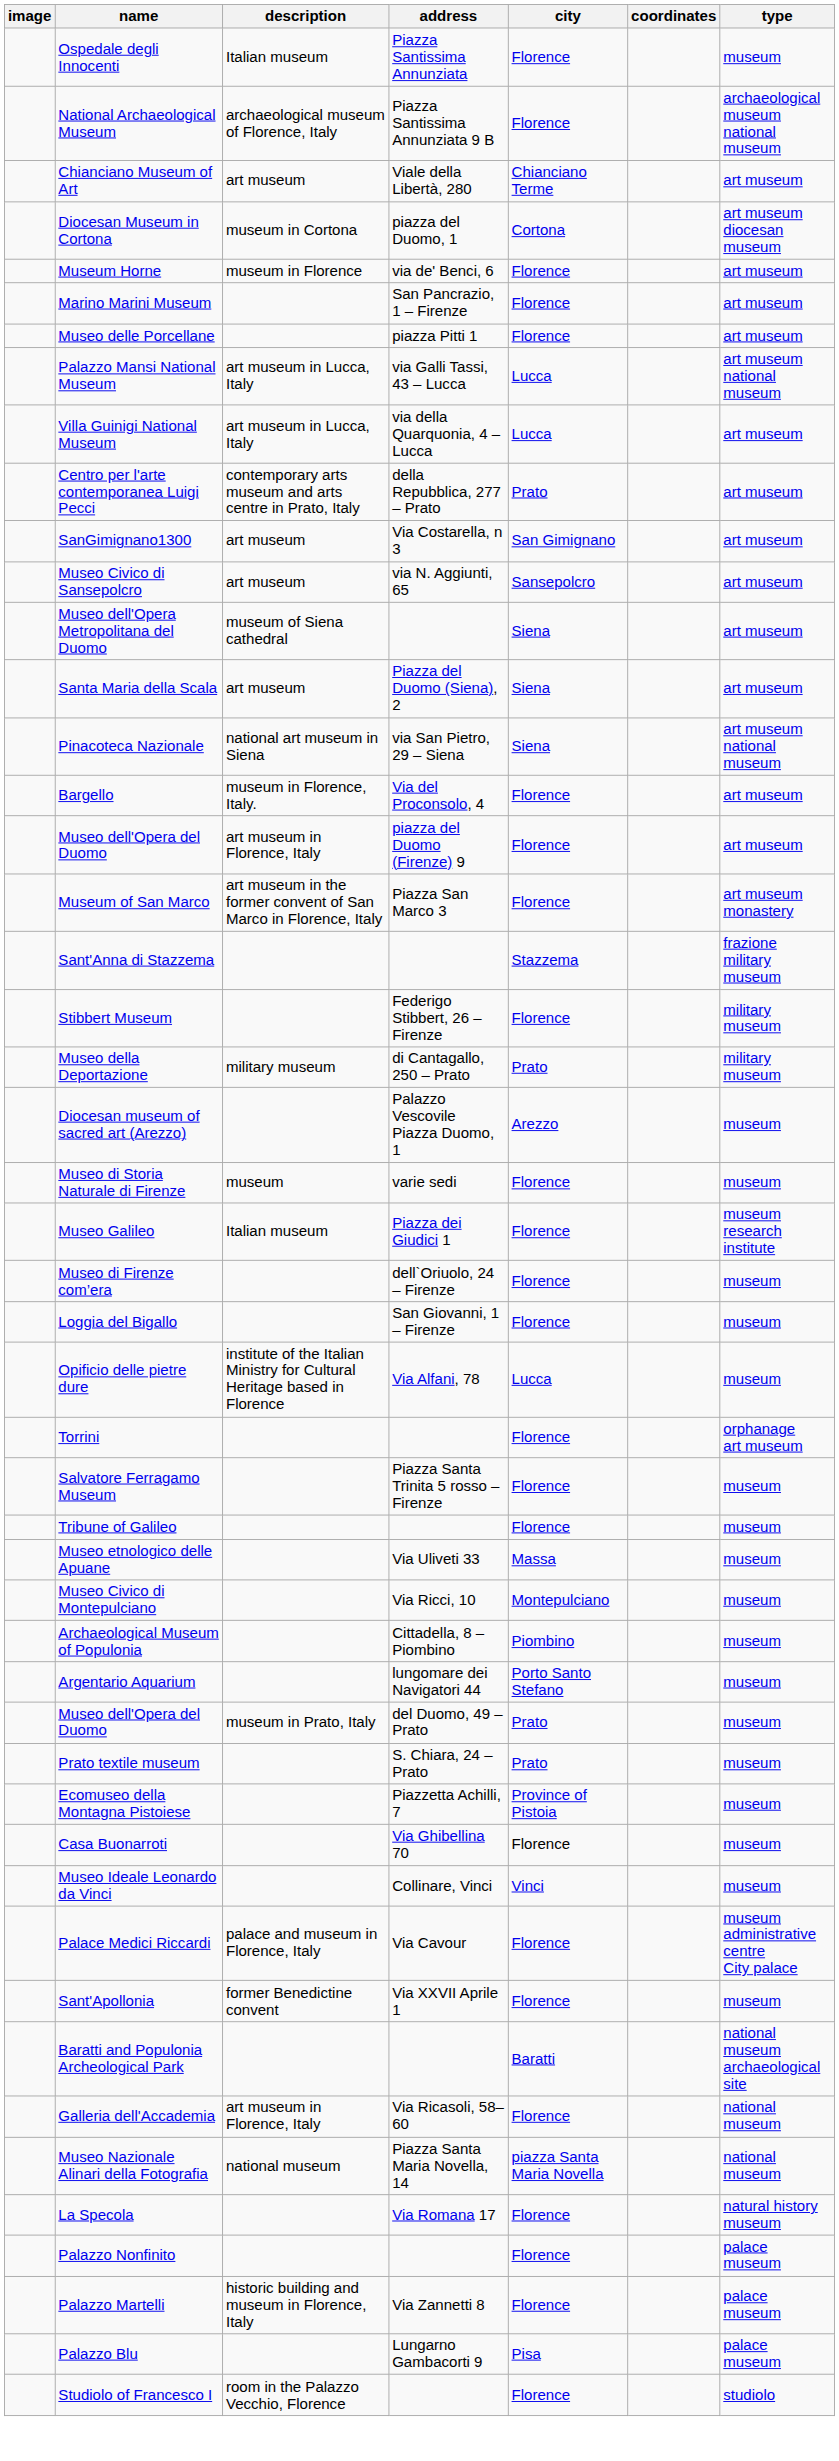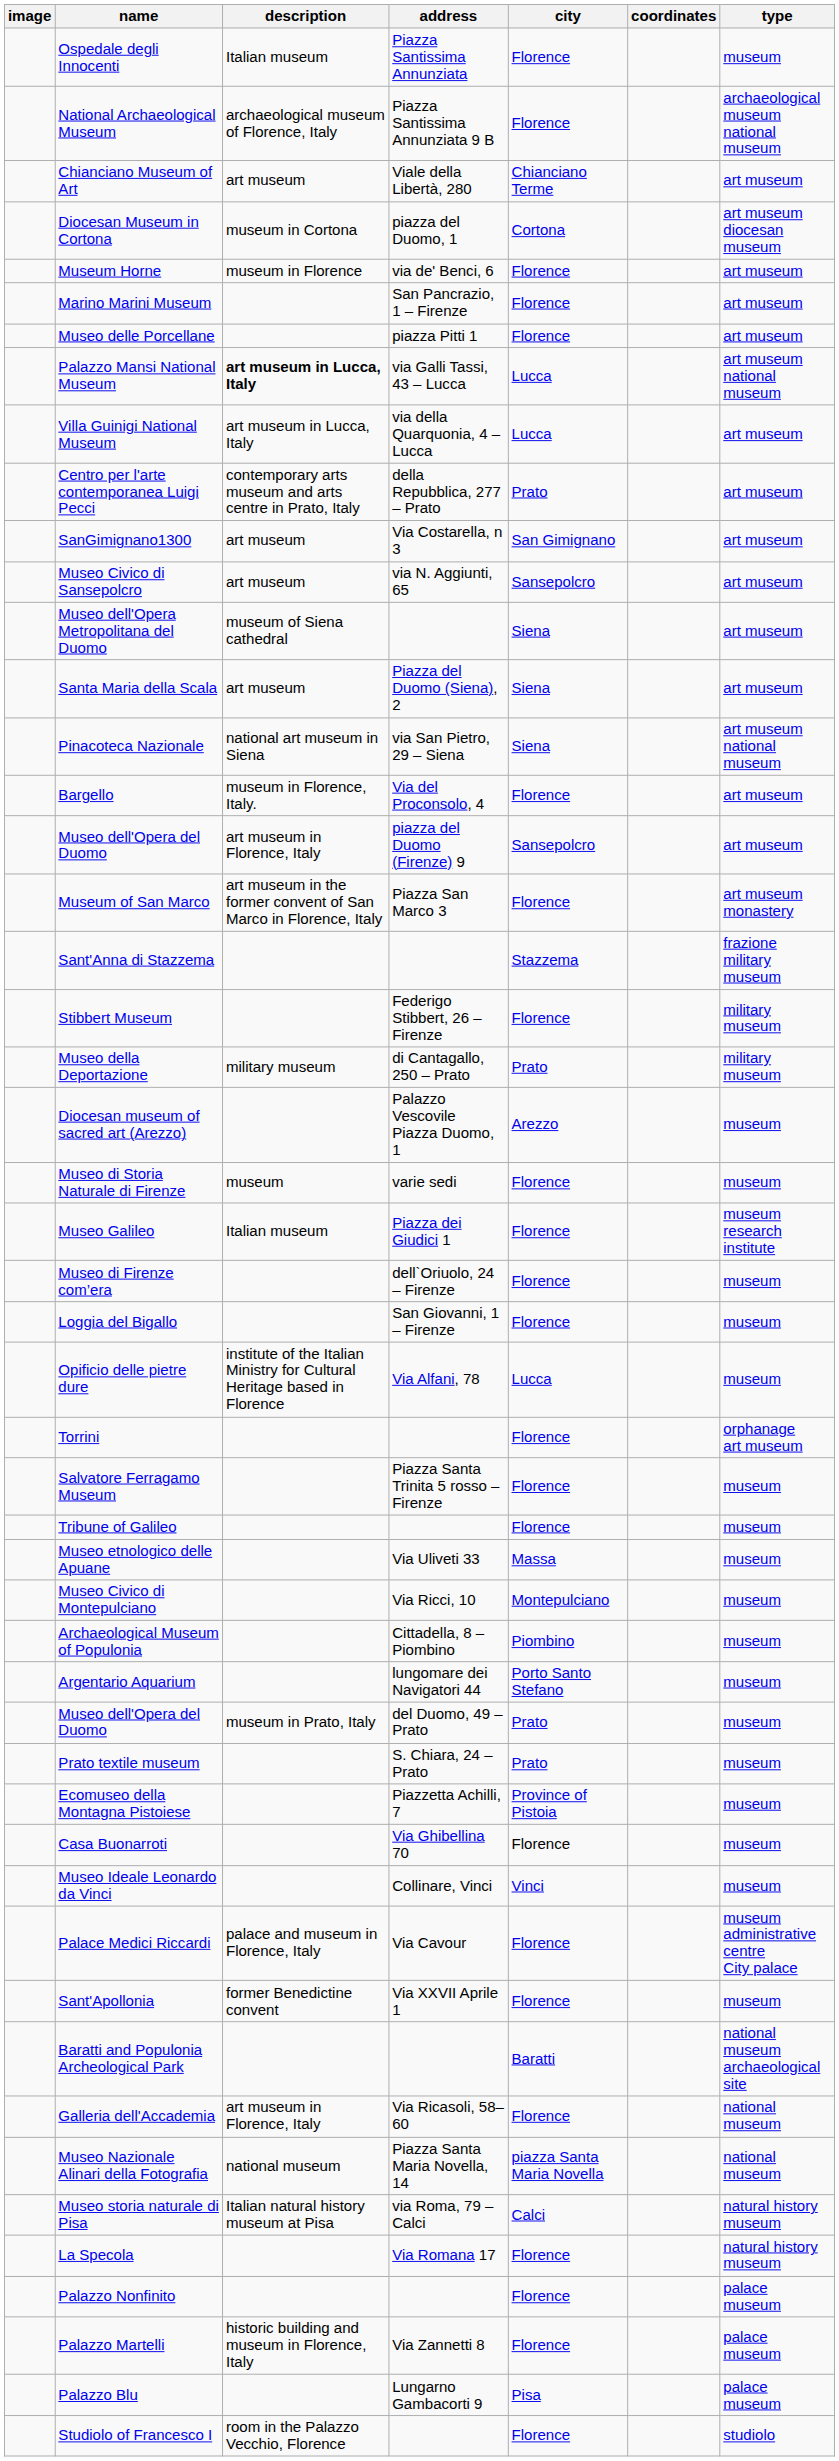(298, 376) normal -> (303, 376) bold
(541, 844) Florence -> (553, 844) Sansepolcro
+ row: (139, 2214)
